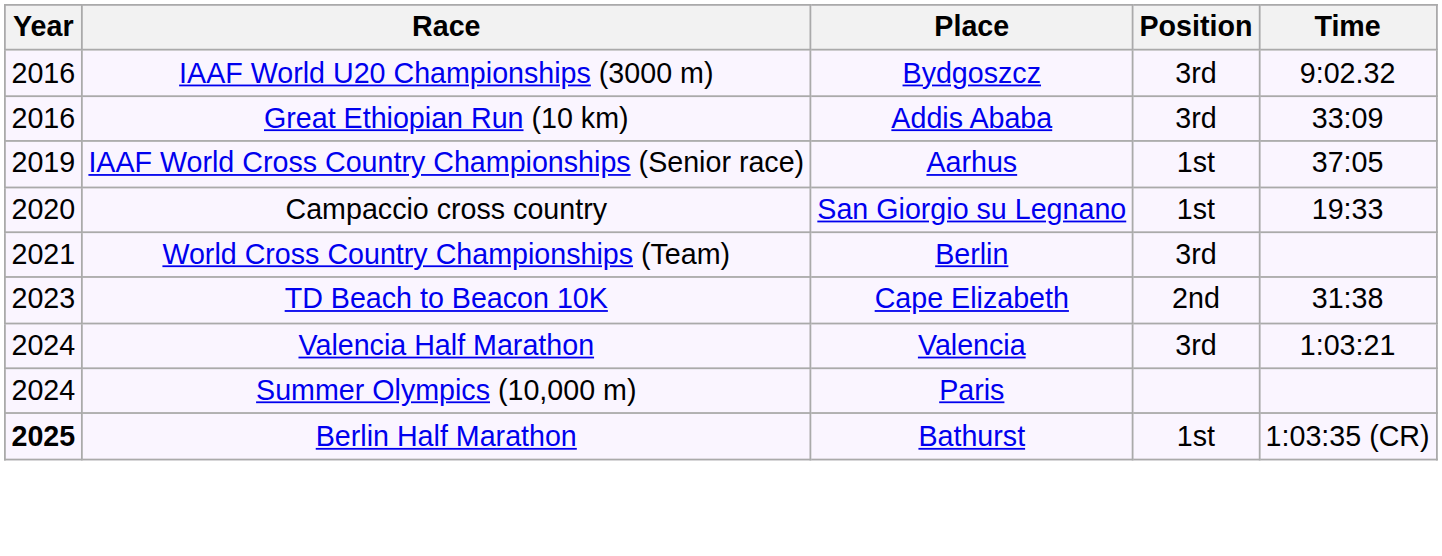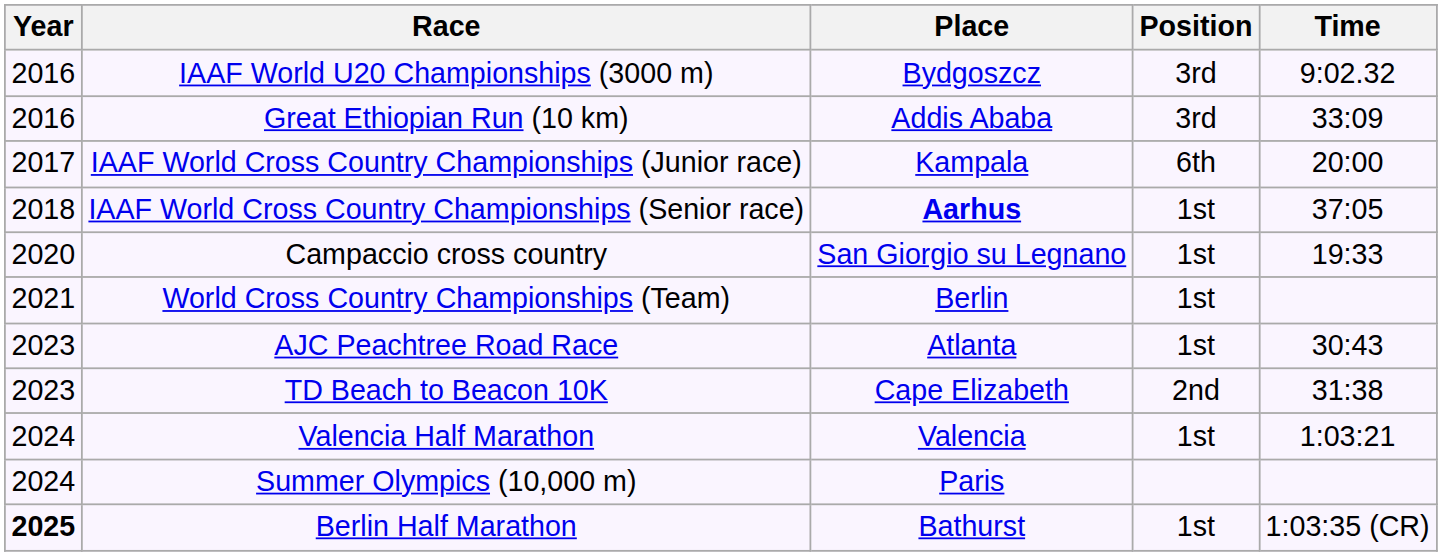+ row: (446, 163)
(43, 163) 2019 -> (43, 208) 2018
(972, 163) normal -> (972, 208) bold
(1196, 254) 3rd -> (1196, 299) 1st
+ row: (446, 345)
(1196, 345) 3rd -> (1196, 436) 1st
